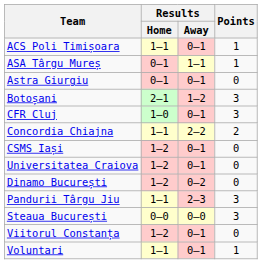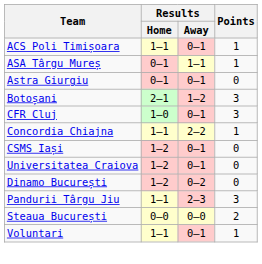(236, 132) 2 -> (236, 132) 1
(236, 216) 3 -> (236, 216) 2
- row: (63, 233)
